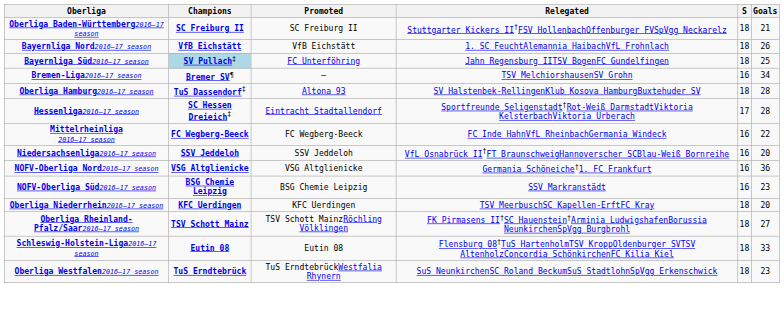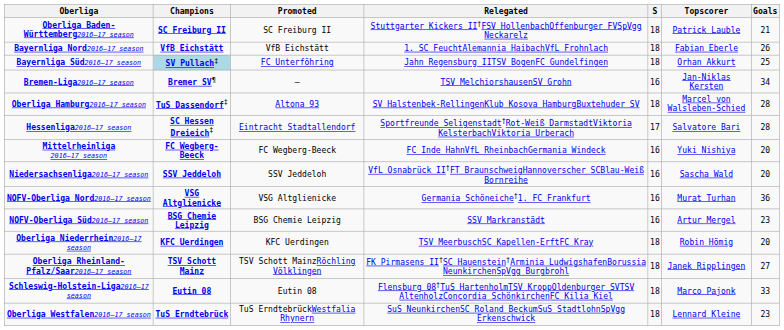+ column: (706, 11)
(765, 134) 22 -> (765, 151) 20
